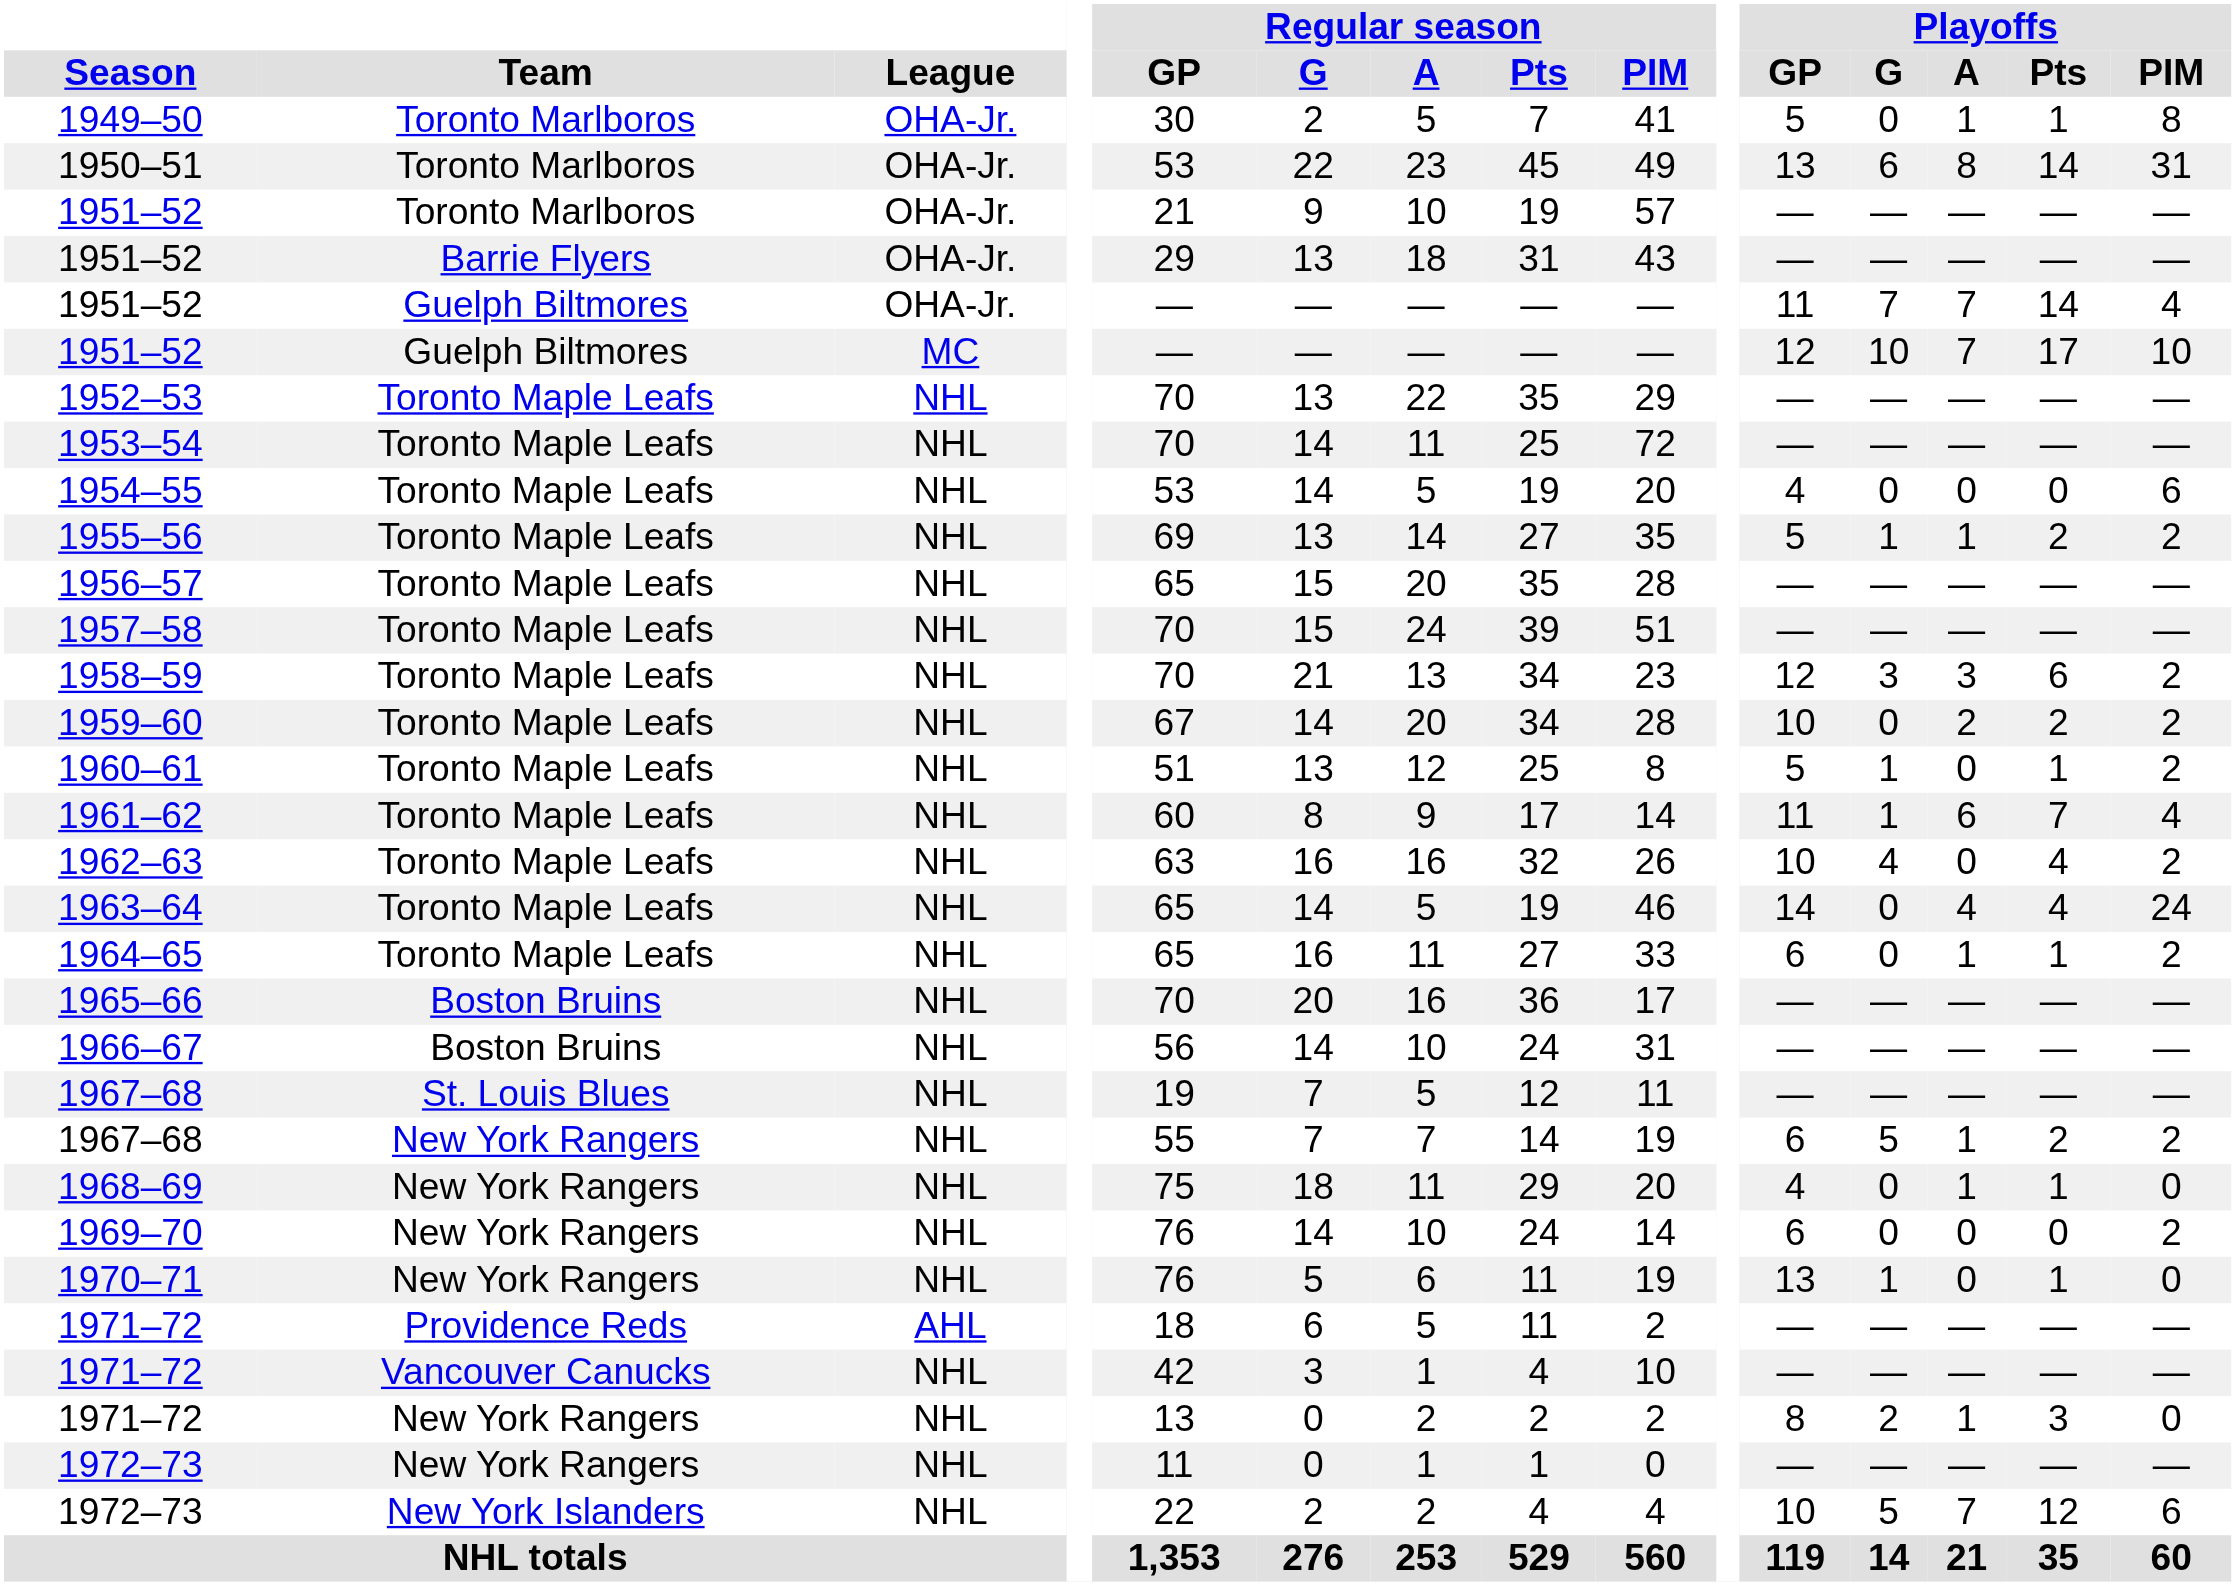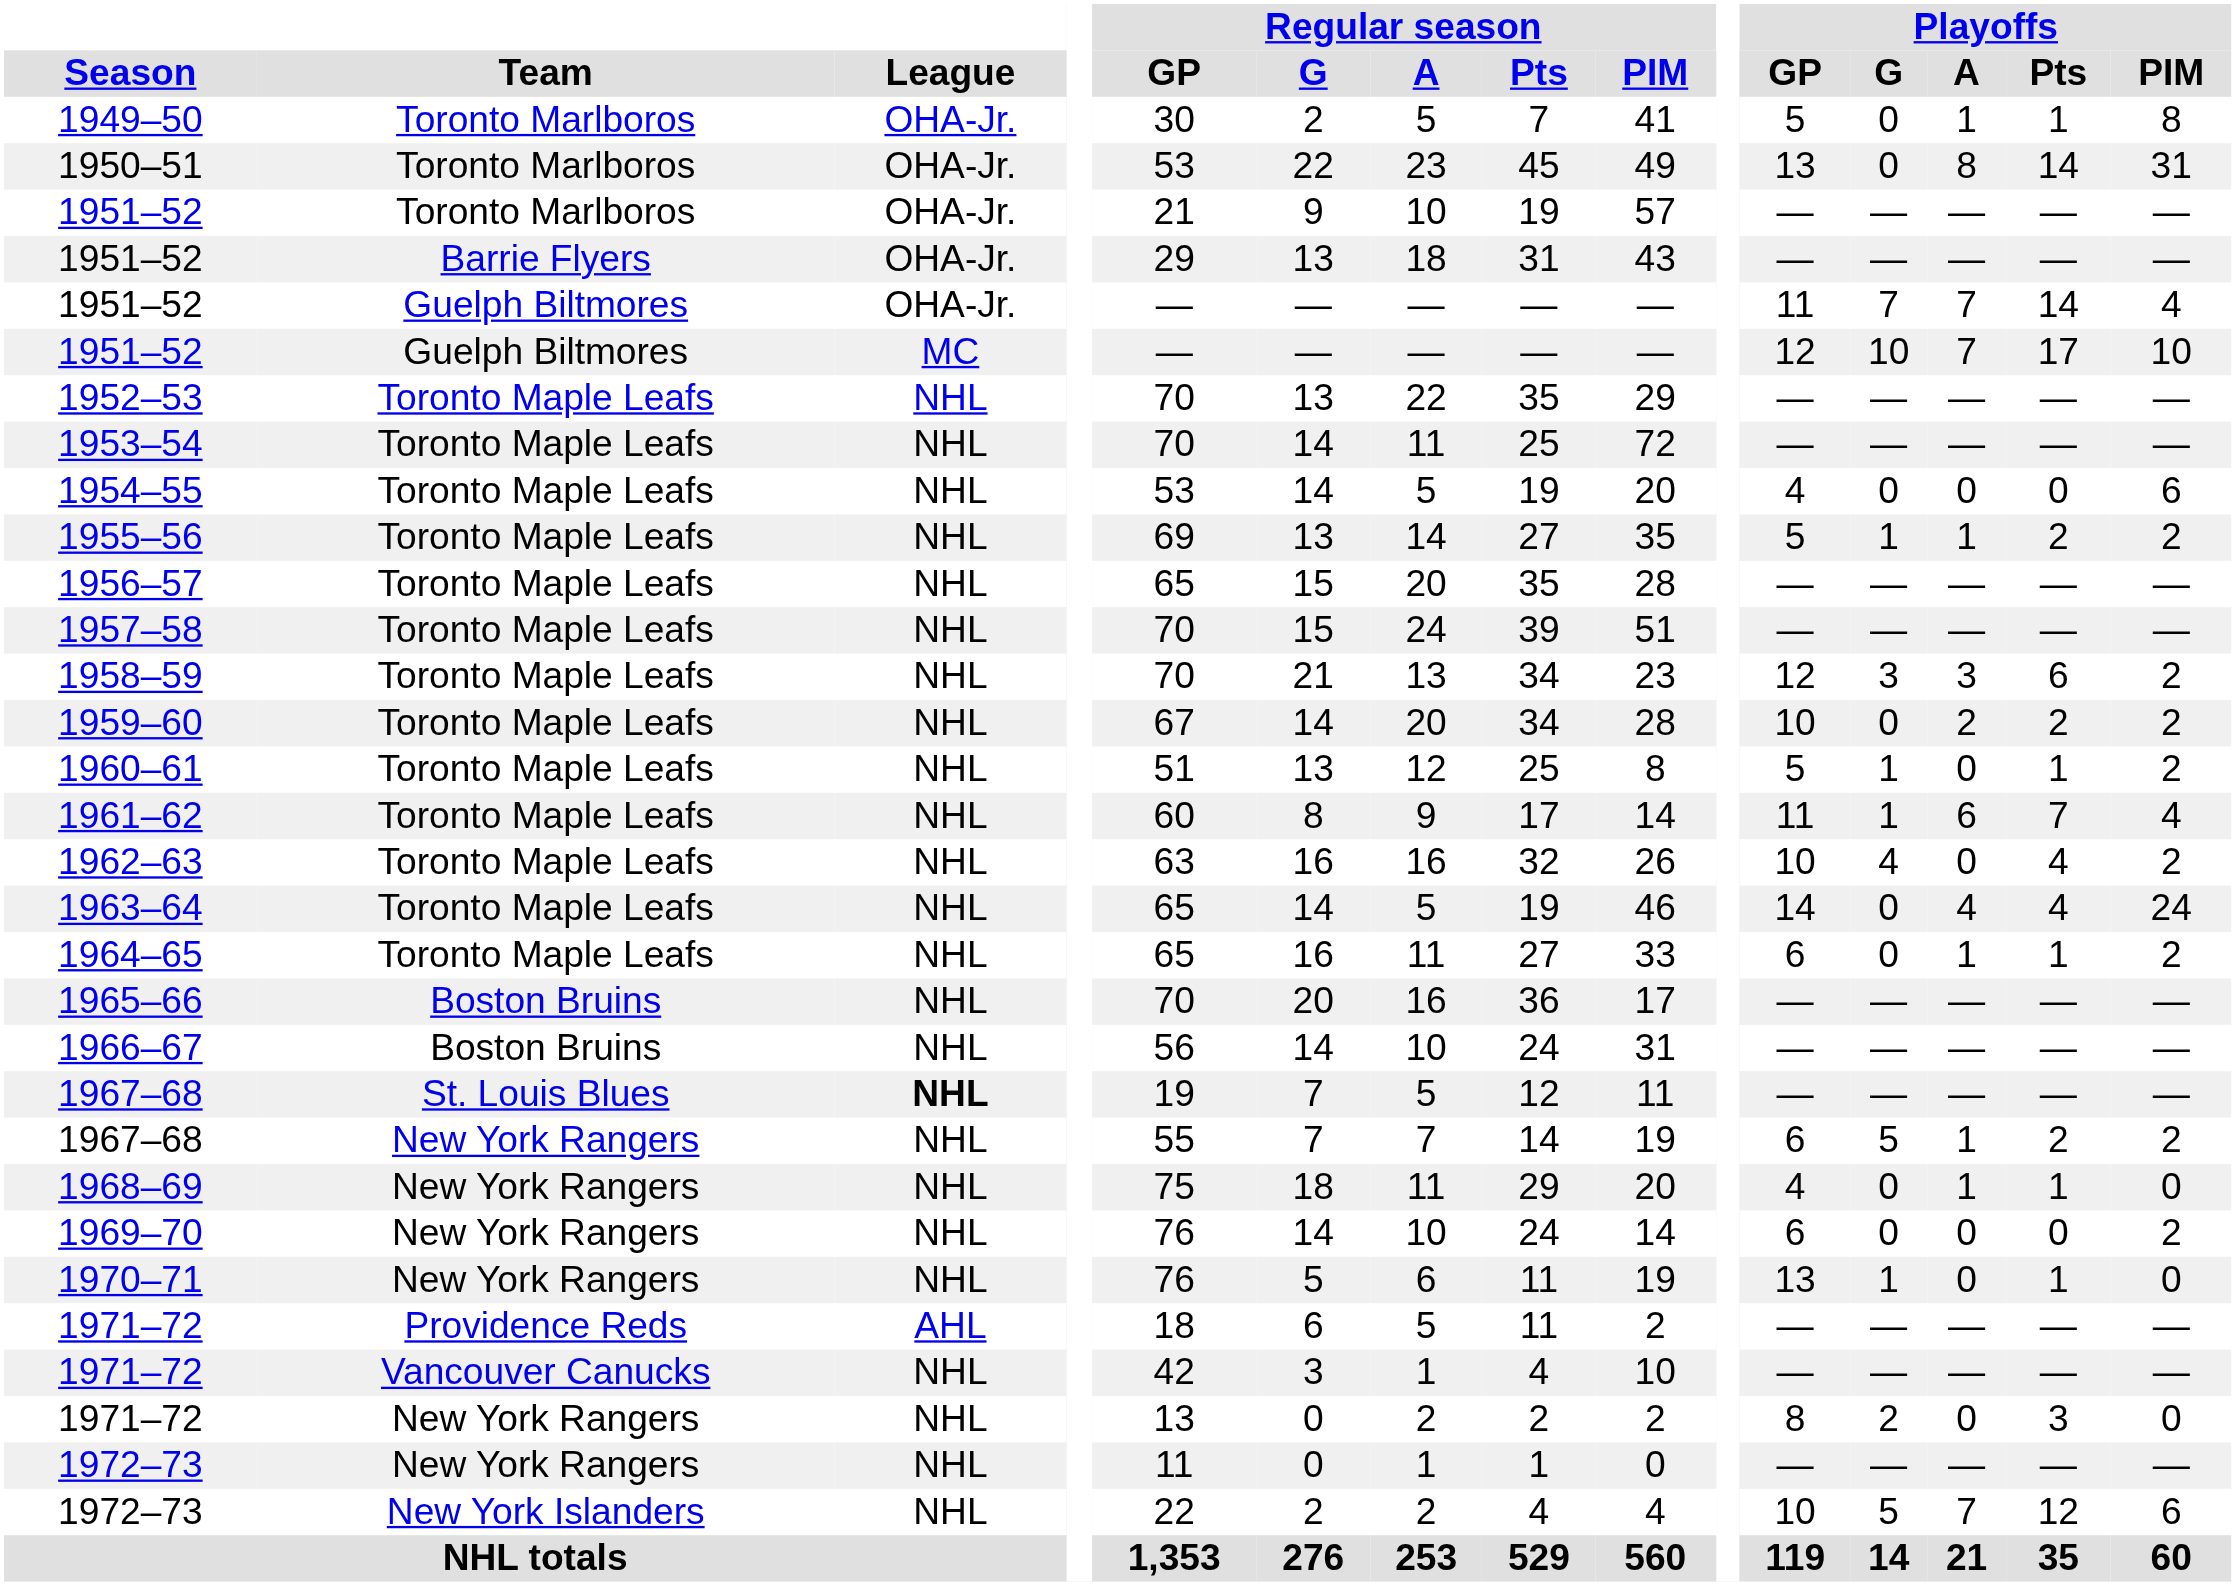(1889, 165) 6 -> (1889, 165) 0
(950, 1093) normal -> (950, 1093) bold
(1967, 1418) 1 -> (1967, 1418) 0
